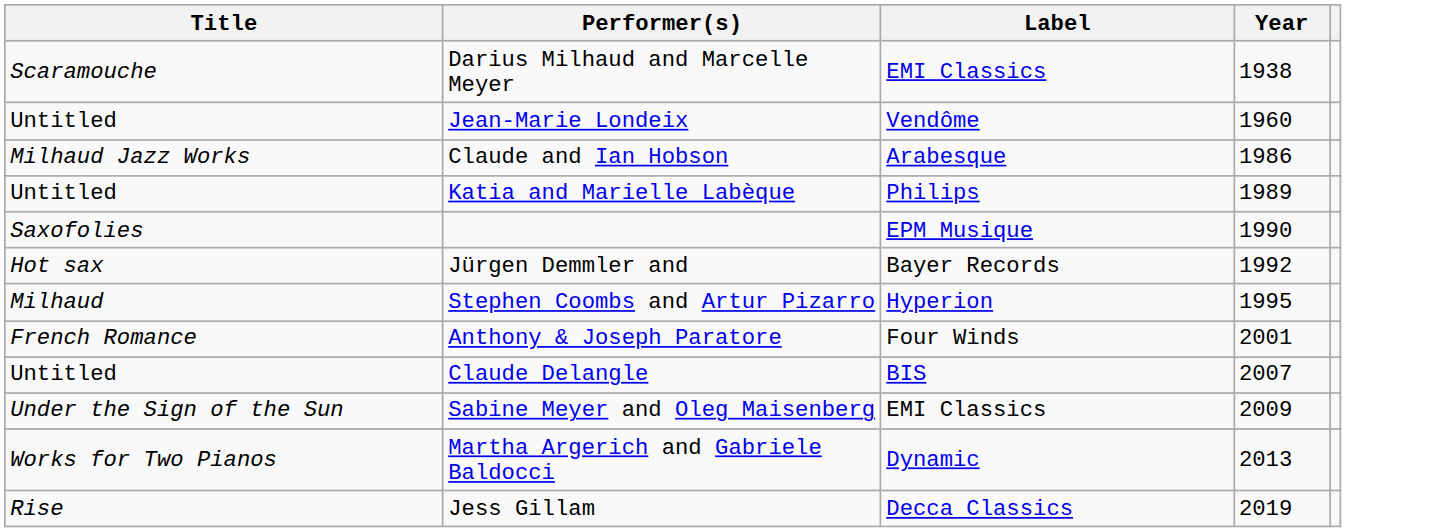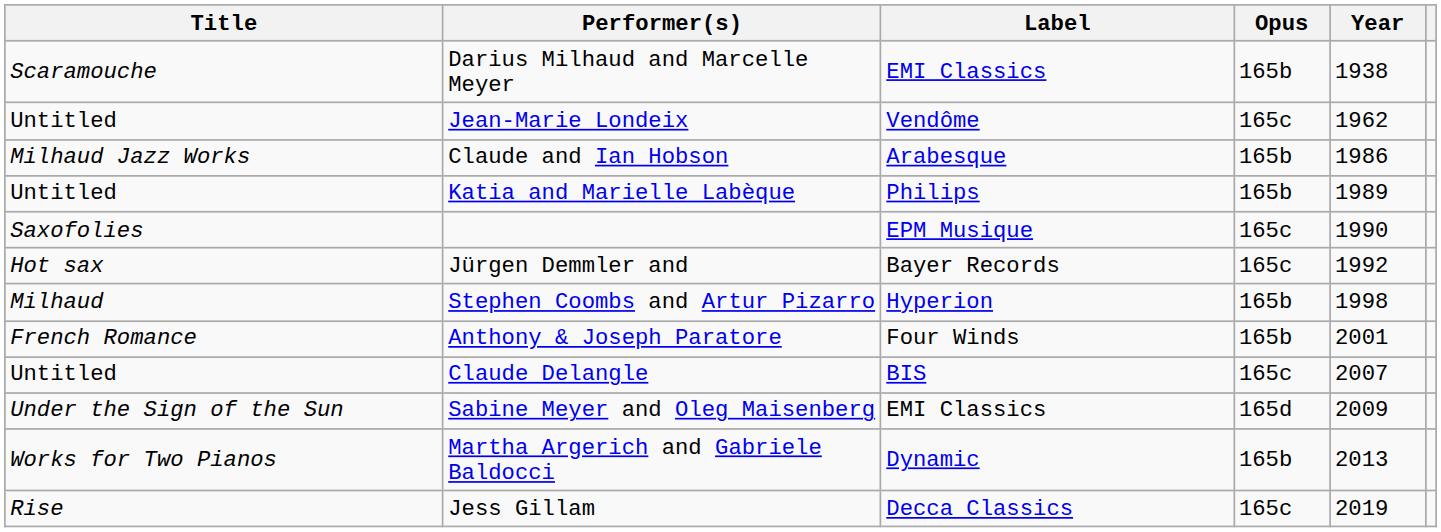+ column: (1282, 23)
(1266, 121) 1960 -> (1362, 121) 1962
(1266, 302) 1995 -> (1362, 302) 1998
